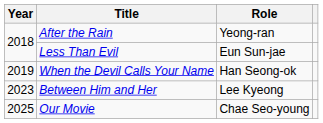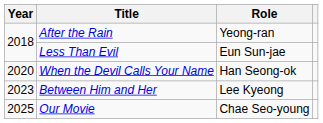(20, 71) 2019 -> (20, 71) 2020
